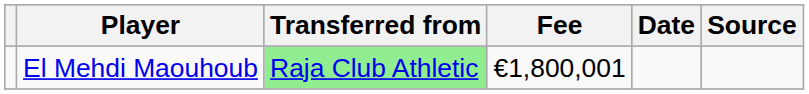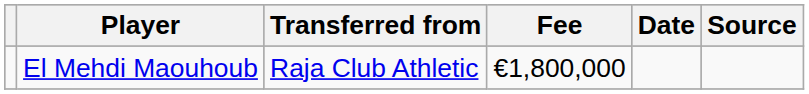(374, 67) lightgreen background -> (374, 67) no background
(560, 67) €1,800,001 -> (560, 67) €1,800,000
